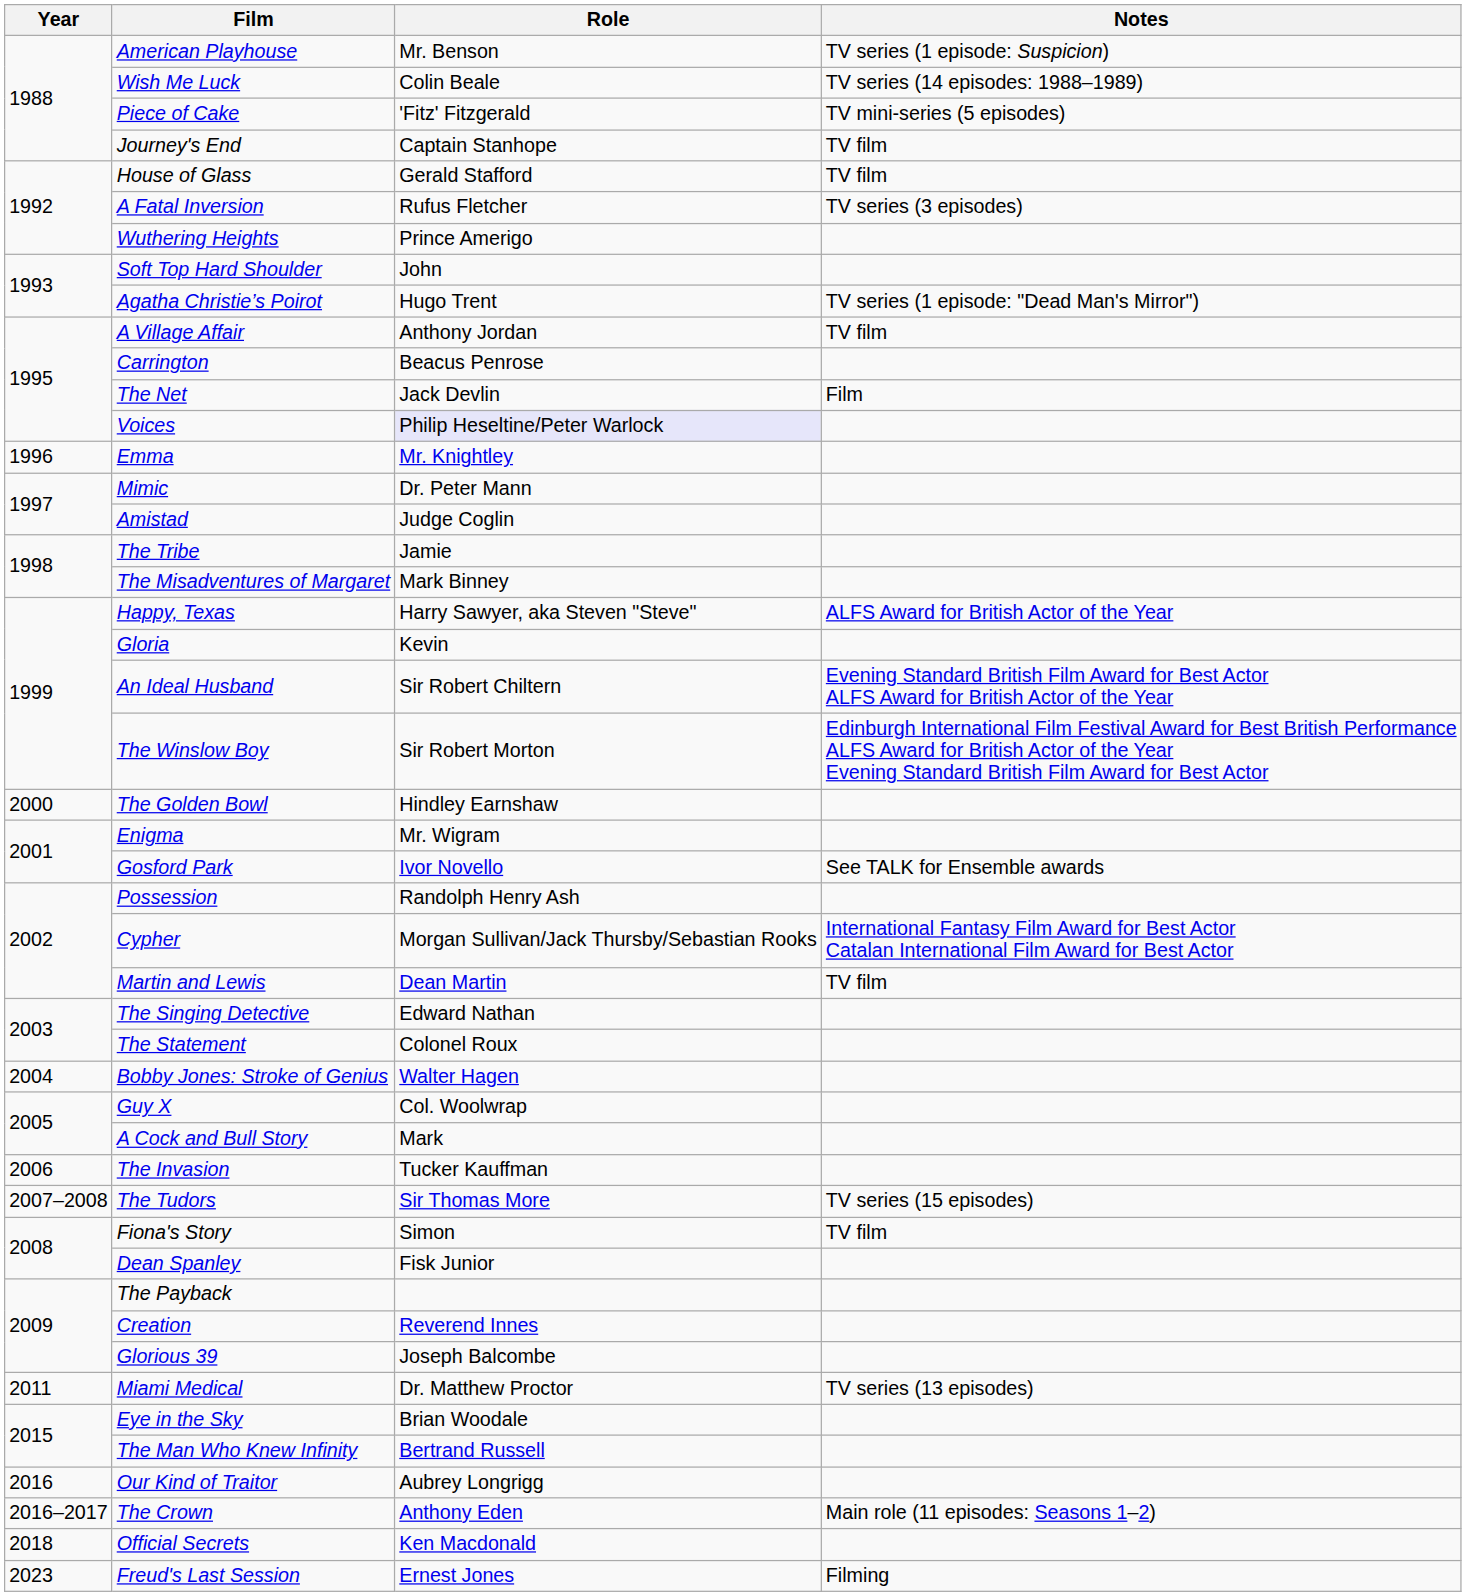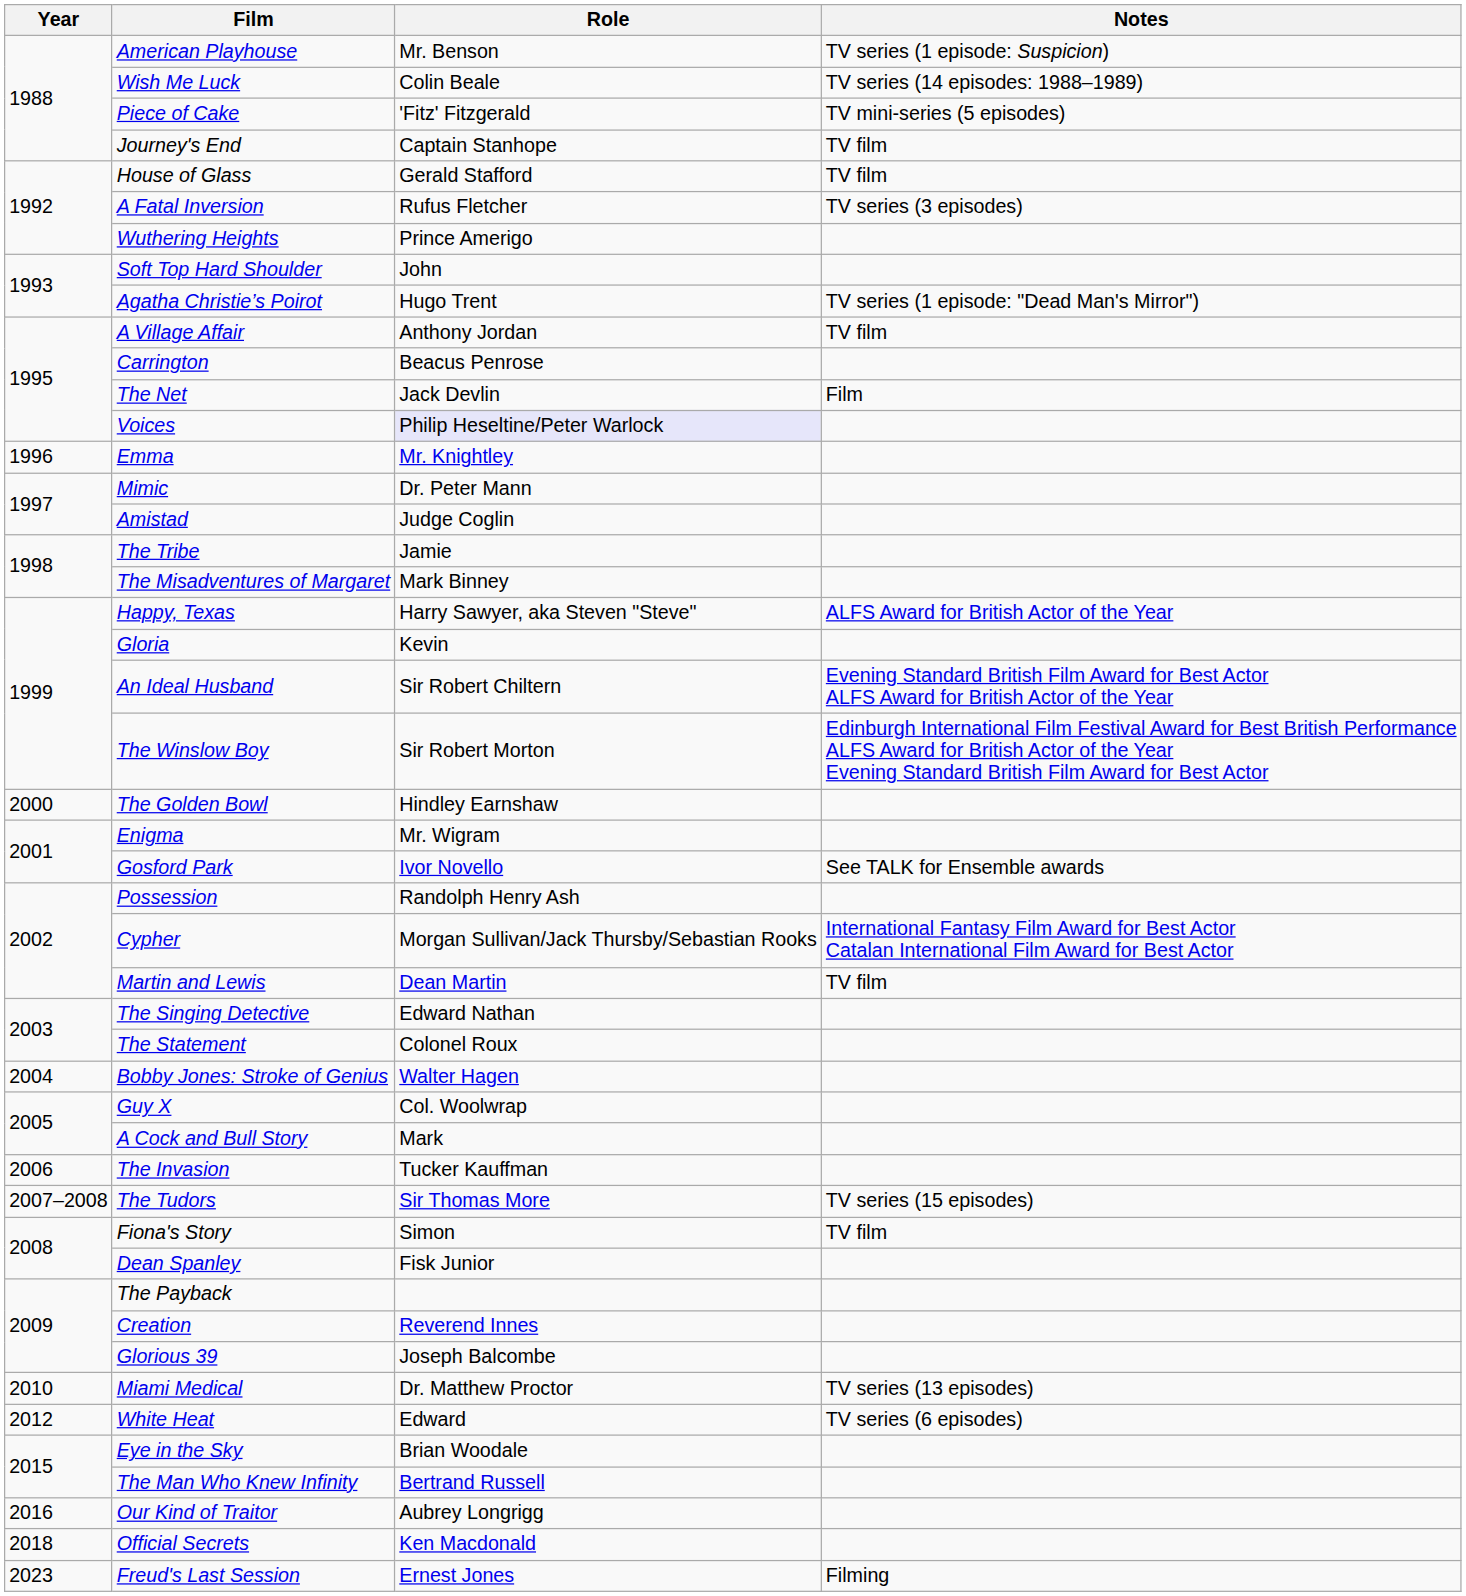(30, 1388) 2011 -> (31, 1388) 2010
+ row: (165, 1419)
- row: (165, 1513)
